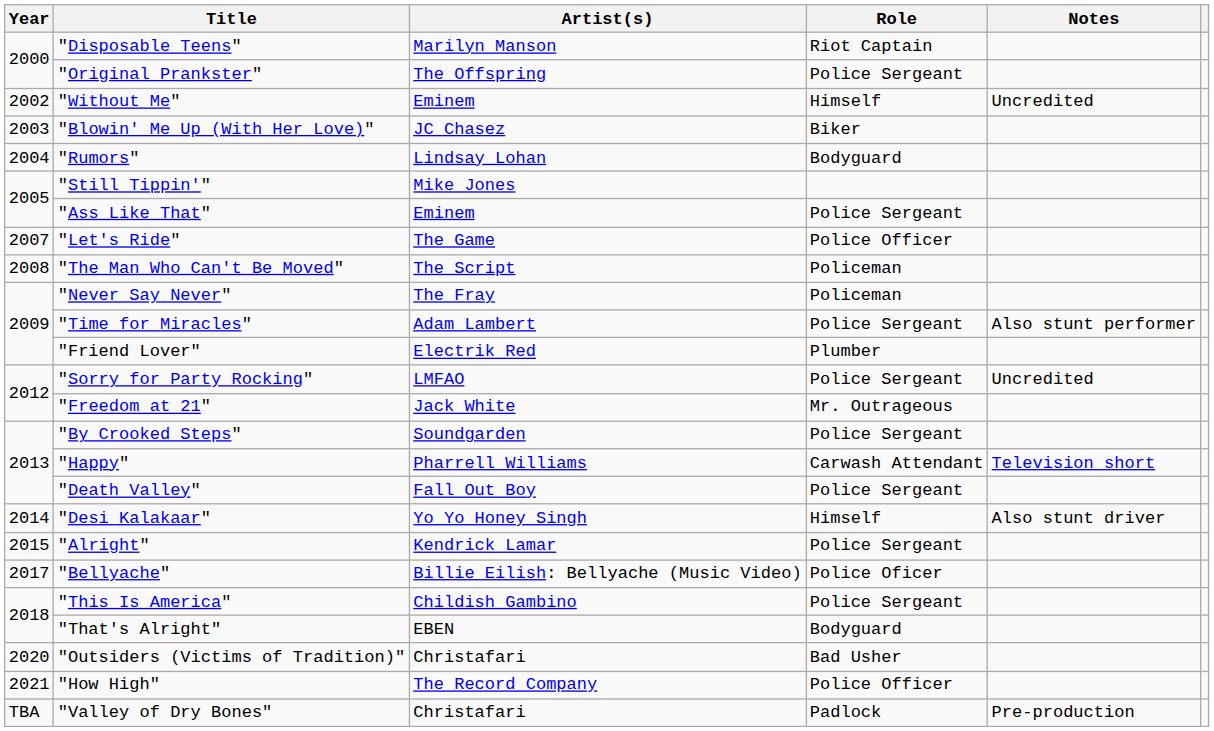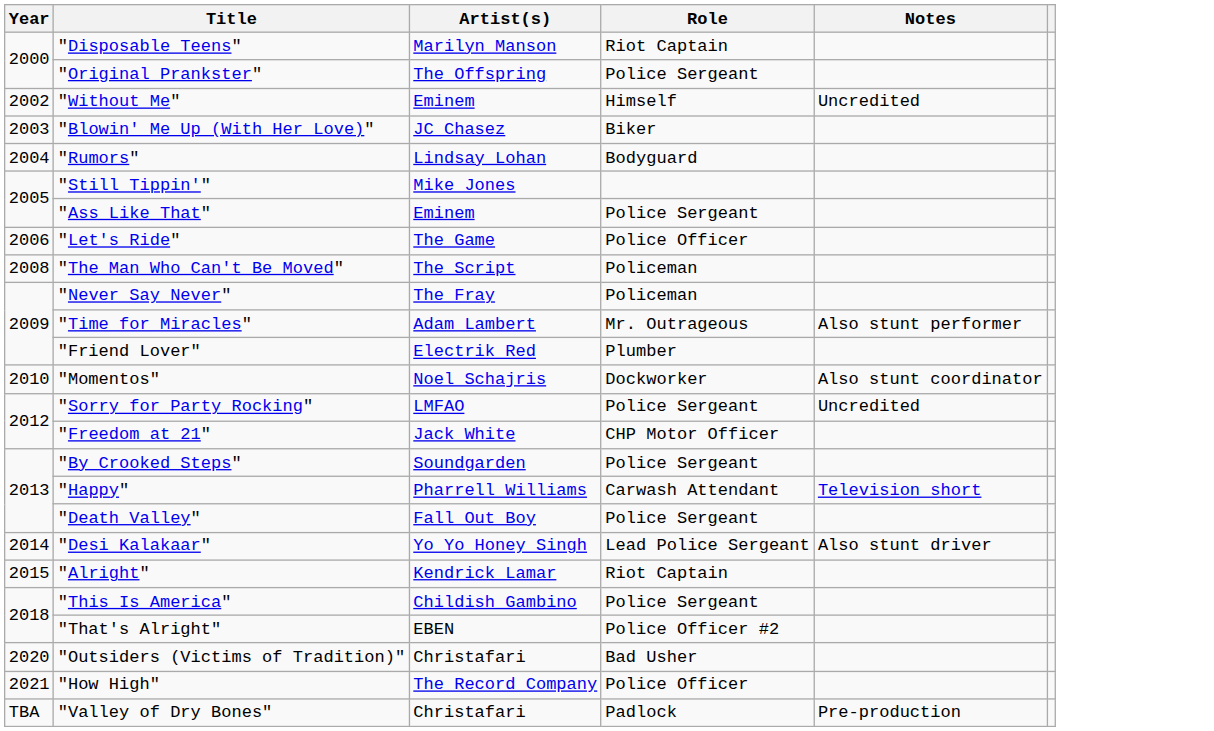(29, 241) 2007 -> (29, 241) 2006
(886, 324) Police Sergeant -> (677, 324) Mr. Outrageous
+ row: (109, 379)
(881, 407) Mr. Outrageous -> (692, 435) CHP Motor Officer
(846, 518) Himself -> (708, 546) Lead Police Sergeant
(886, 546) Police Sergeant -> (667, 574) Riot Captain
- row: (114, 574)
(856, 629) Bodyguard -> (692, 629) Police Officer #2
